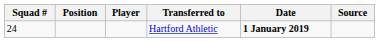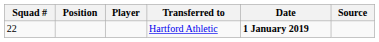(12, 29) 24 -> (12, 29) 22
